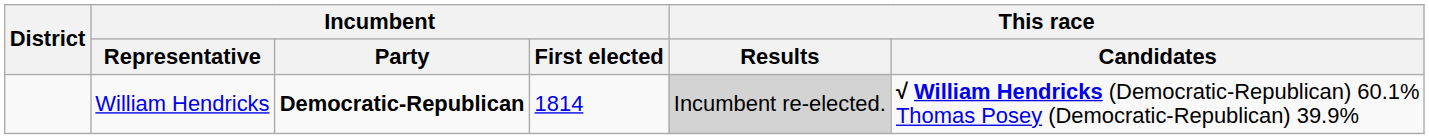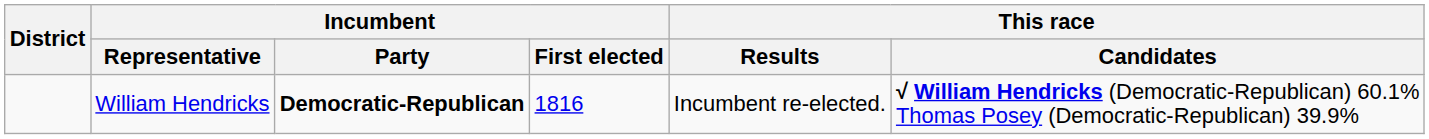(559, 103) 1814 -> (559, 103) 1816
(780, 103) lightgrey background -> (780, 103) no background
